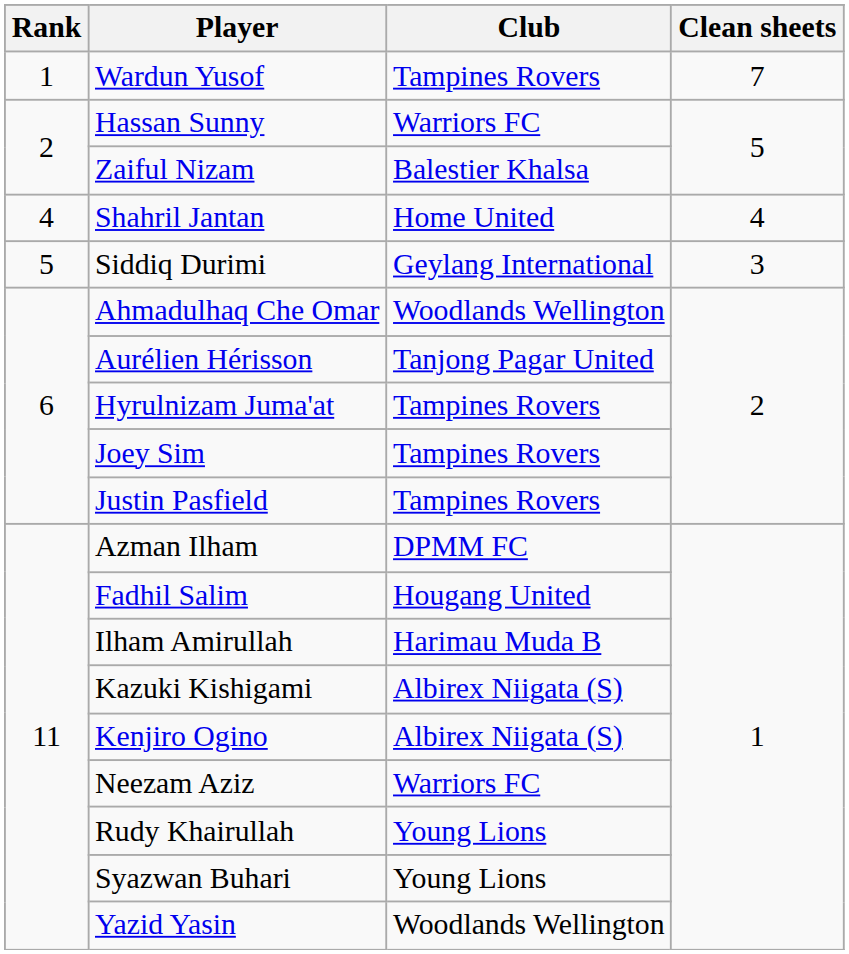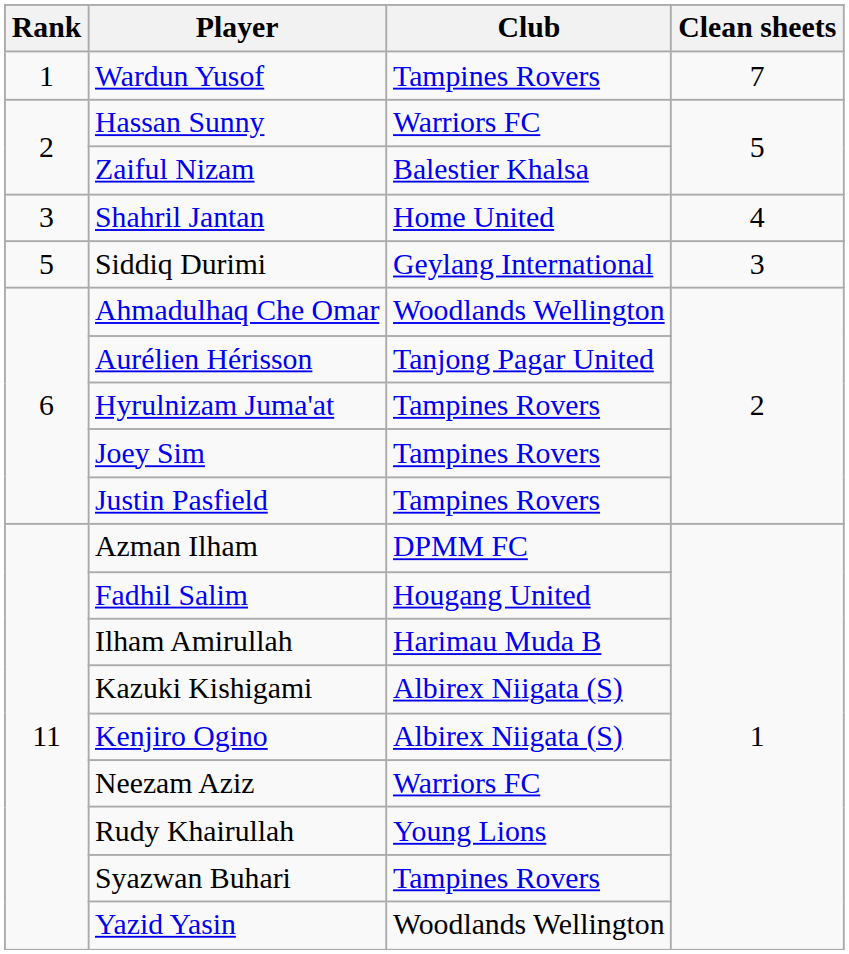(47, 216) 4 -> (47, 216) 3
(470, 877) Young Lions -> (497, 877) Tampines Rovers
